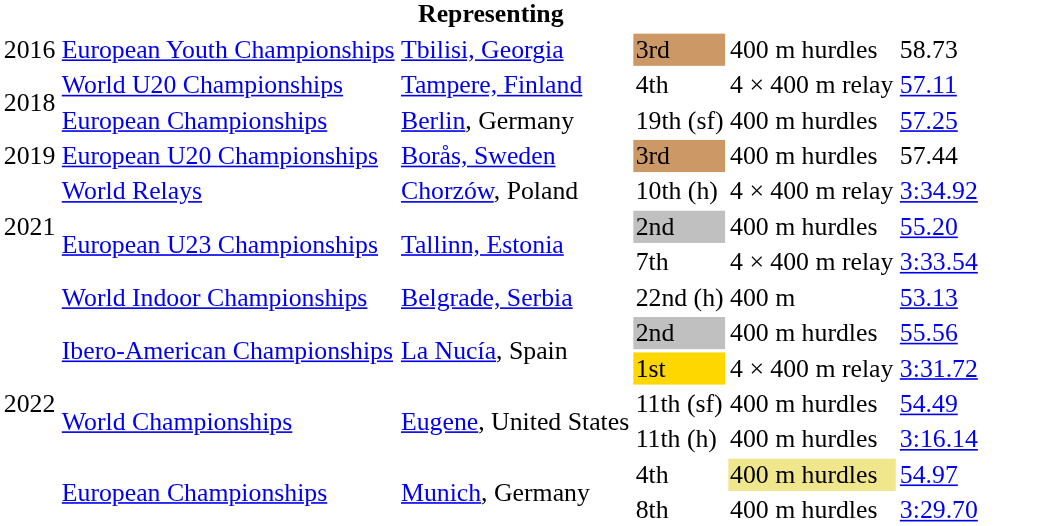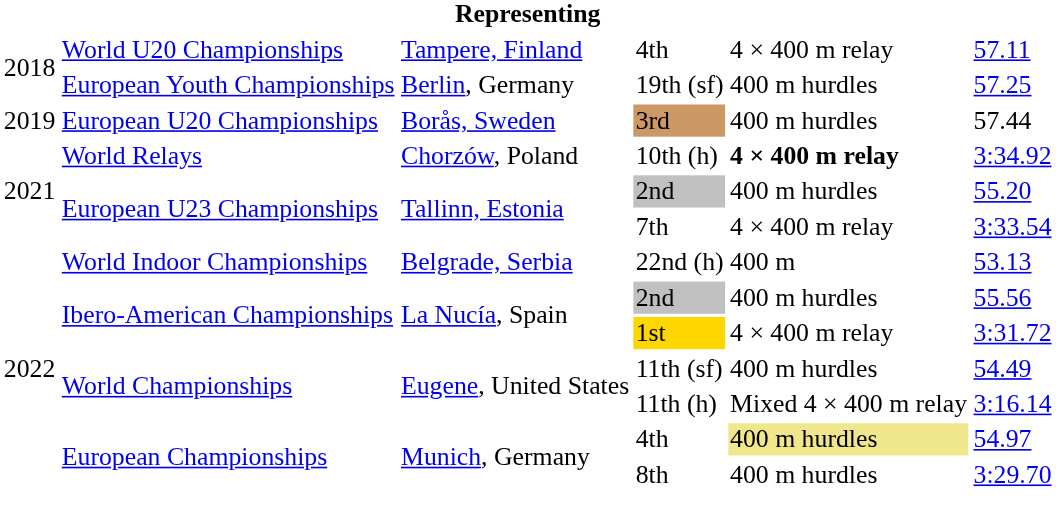- row: (482, 49)
(195, 120) European Championships -> (228, 84) European Youth Championships
(812, 191) normal -> (814, 155) bold
(804, 439) 400 m hurdles -> (849, 403) Mixed 4 × 400 m relay
